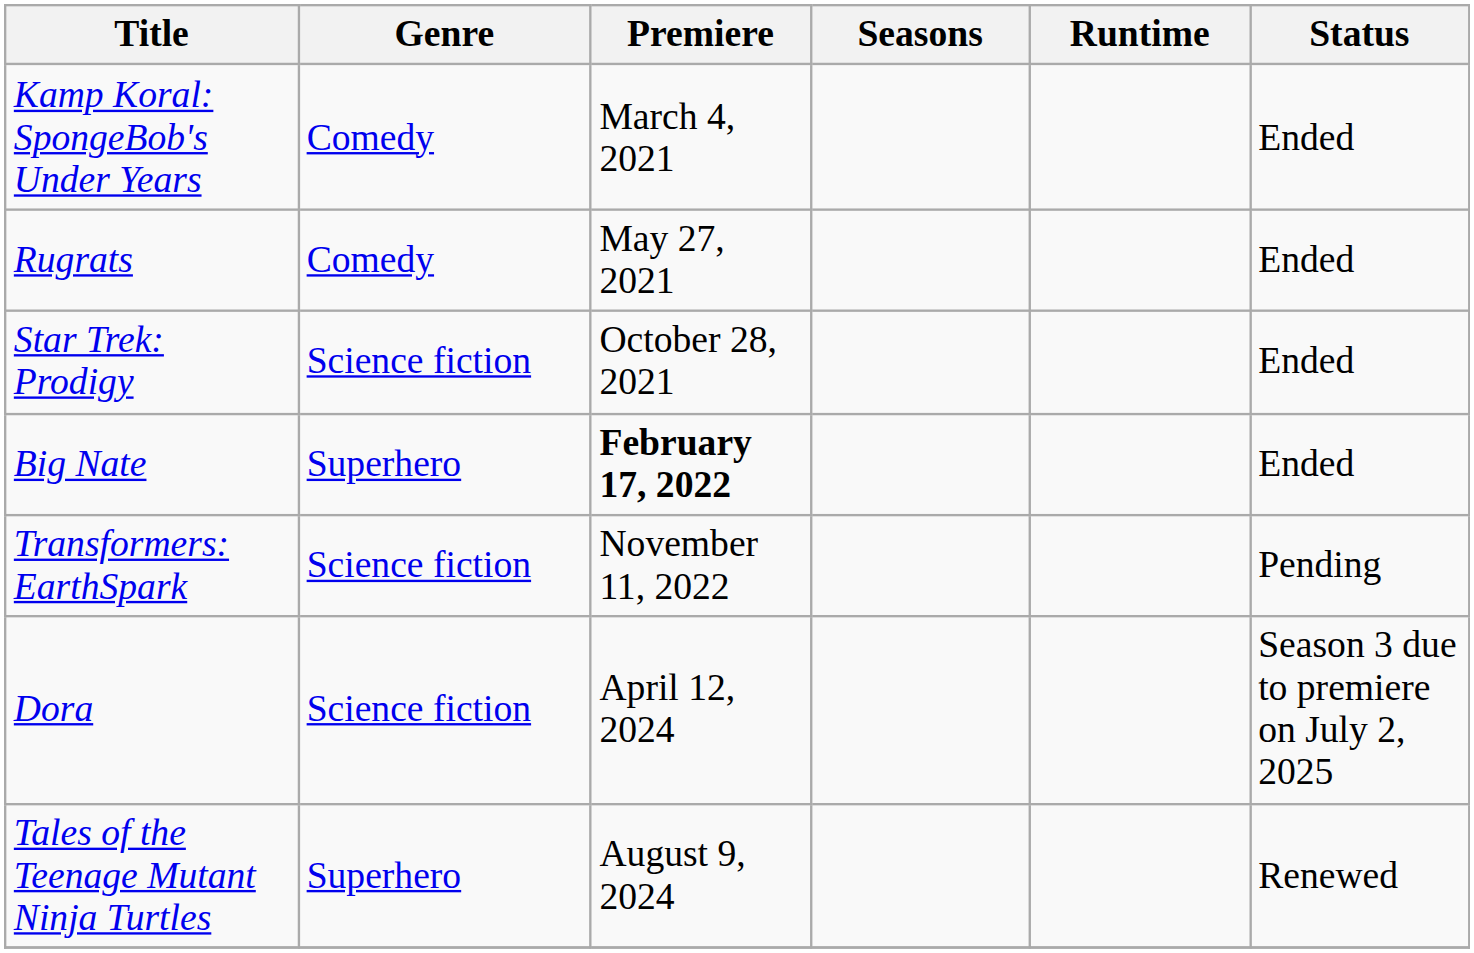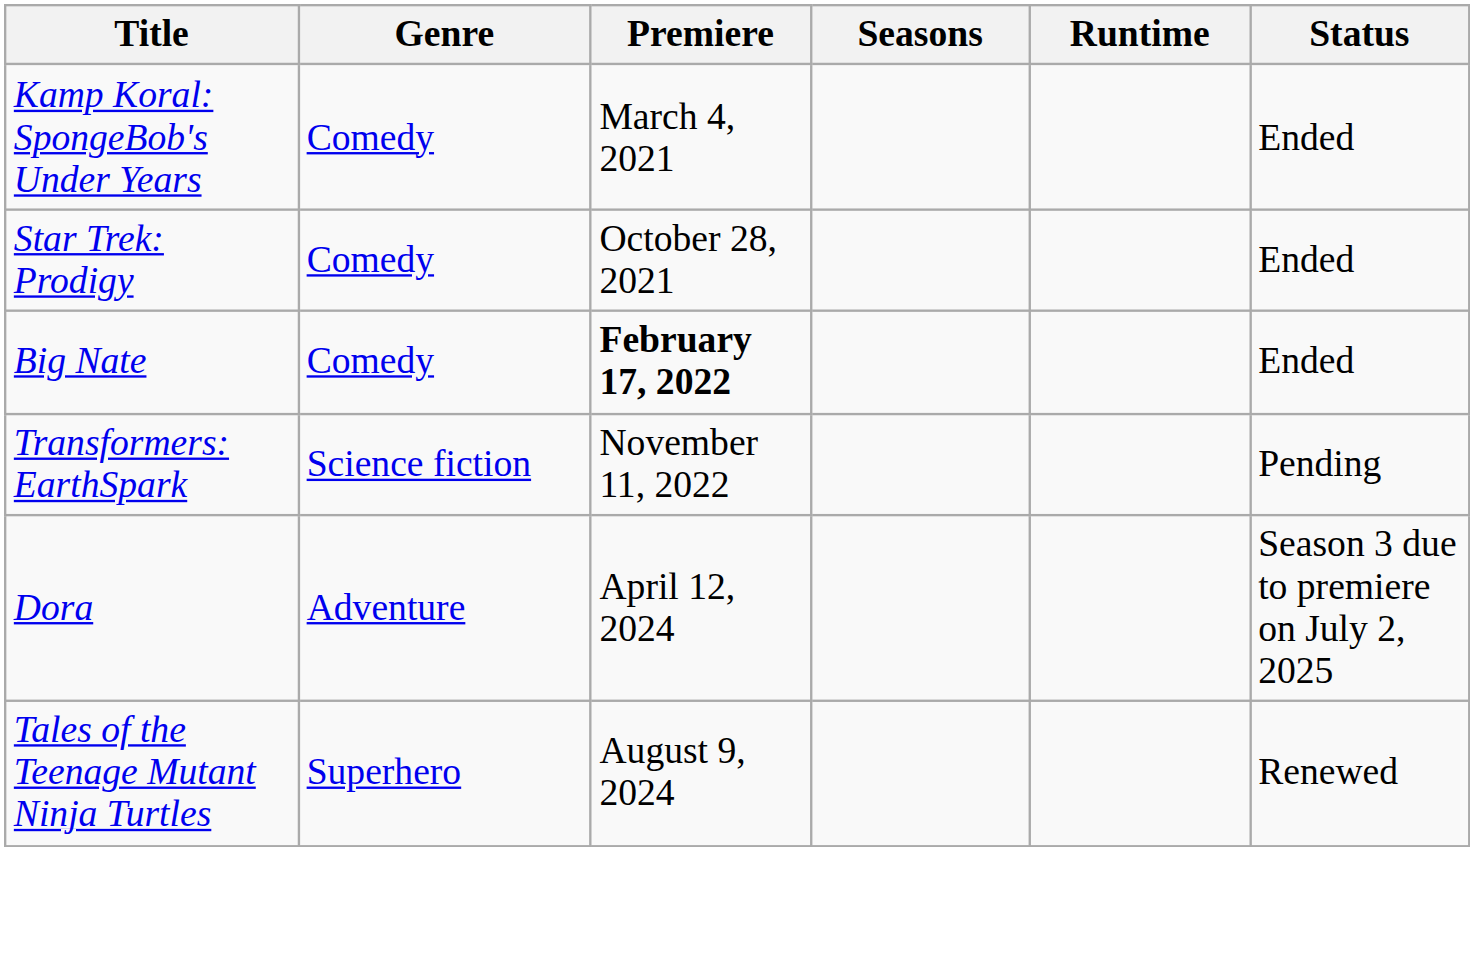- row: (73, 259)
(419, 361) Science fiction -> (370, 259) Comedy
(384, 463) Superhero -> (370, 361) Comedy
(419, 709) Science fiction -> (386, 607) Adventure
